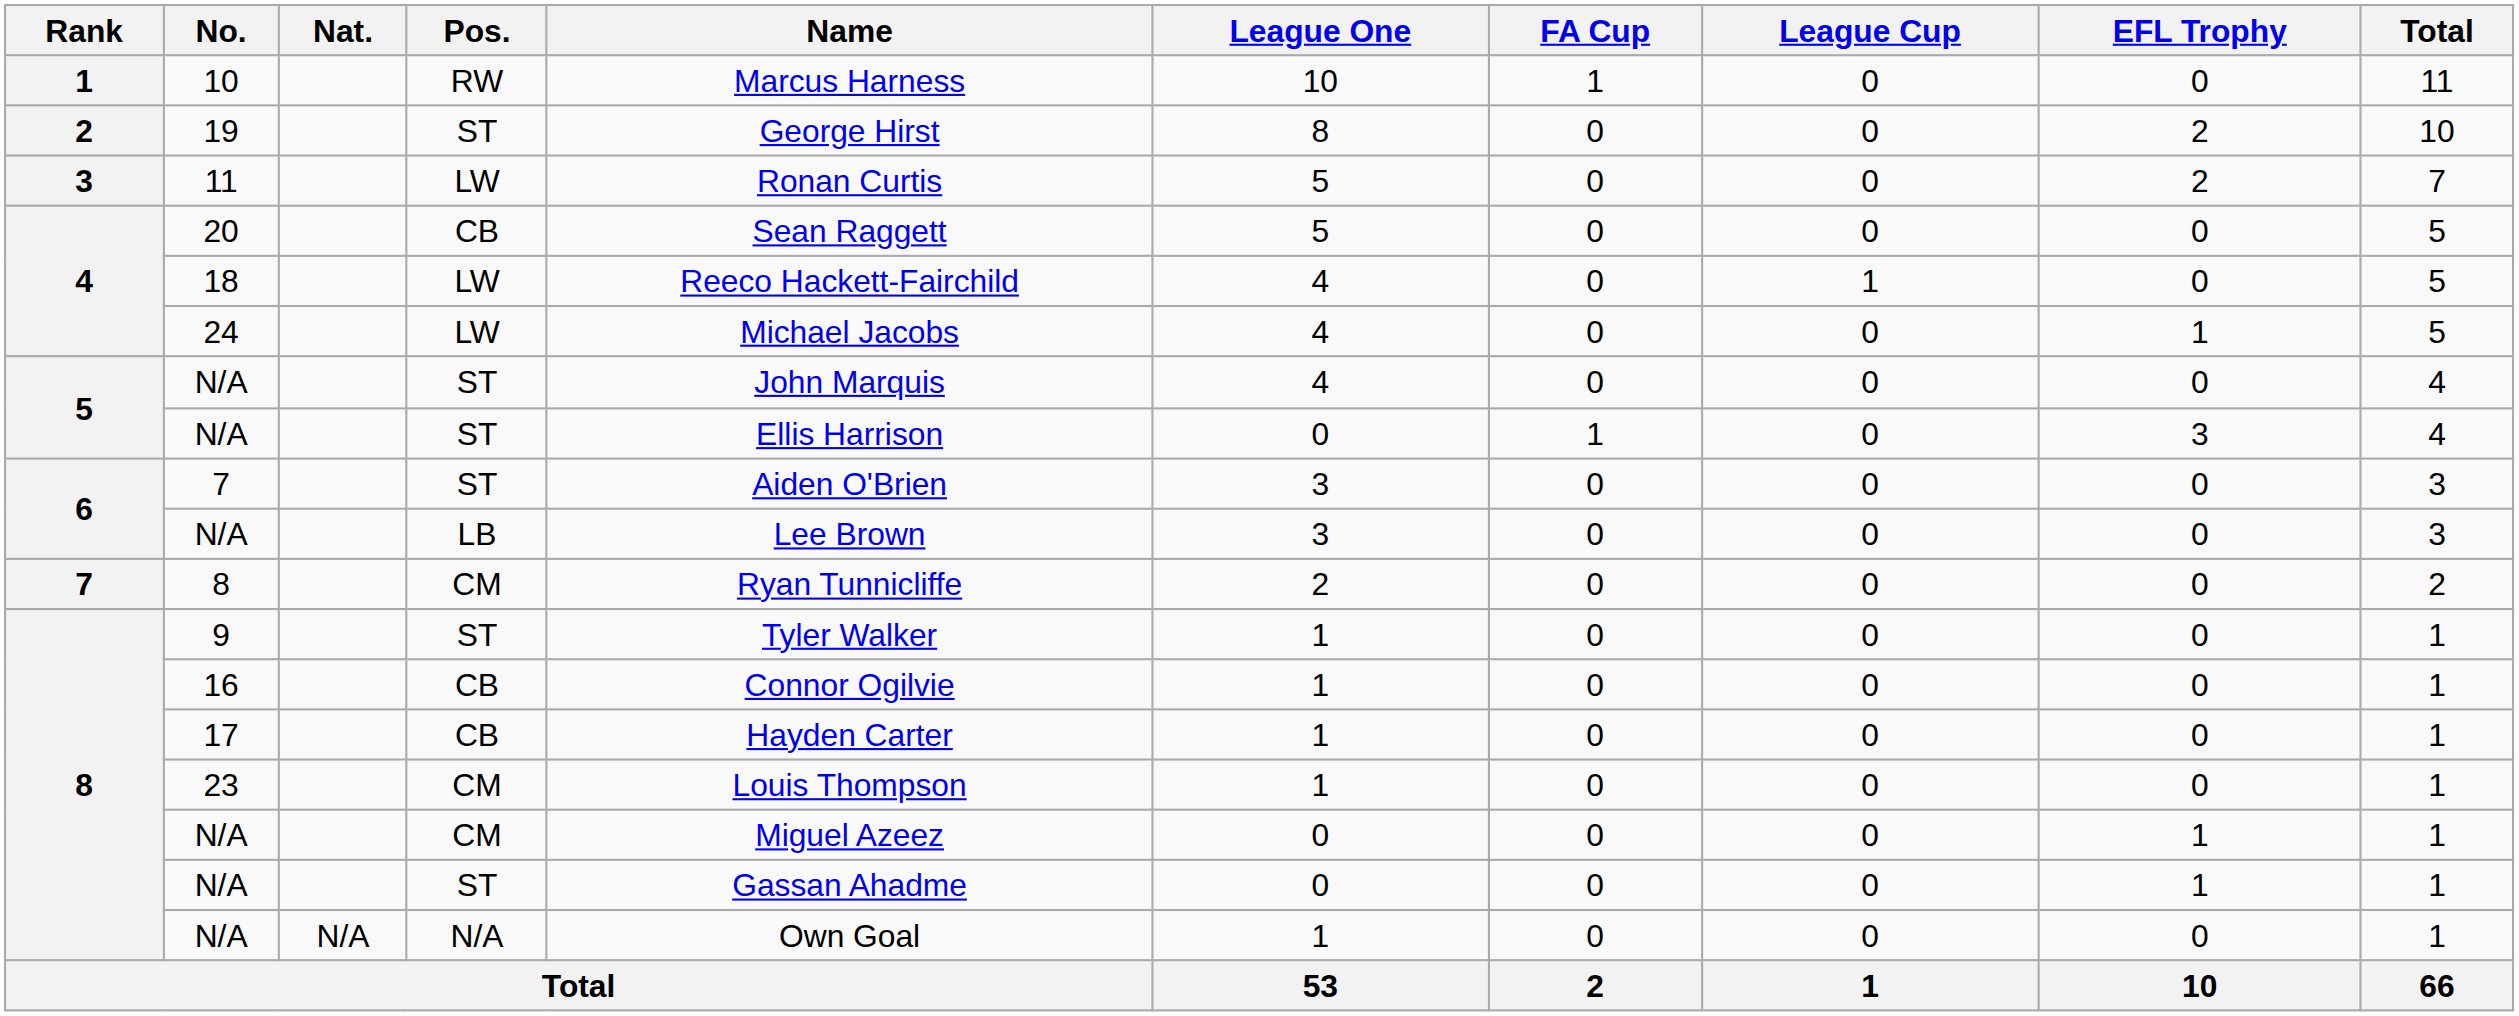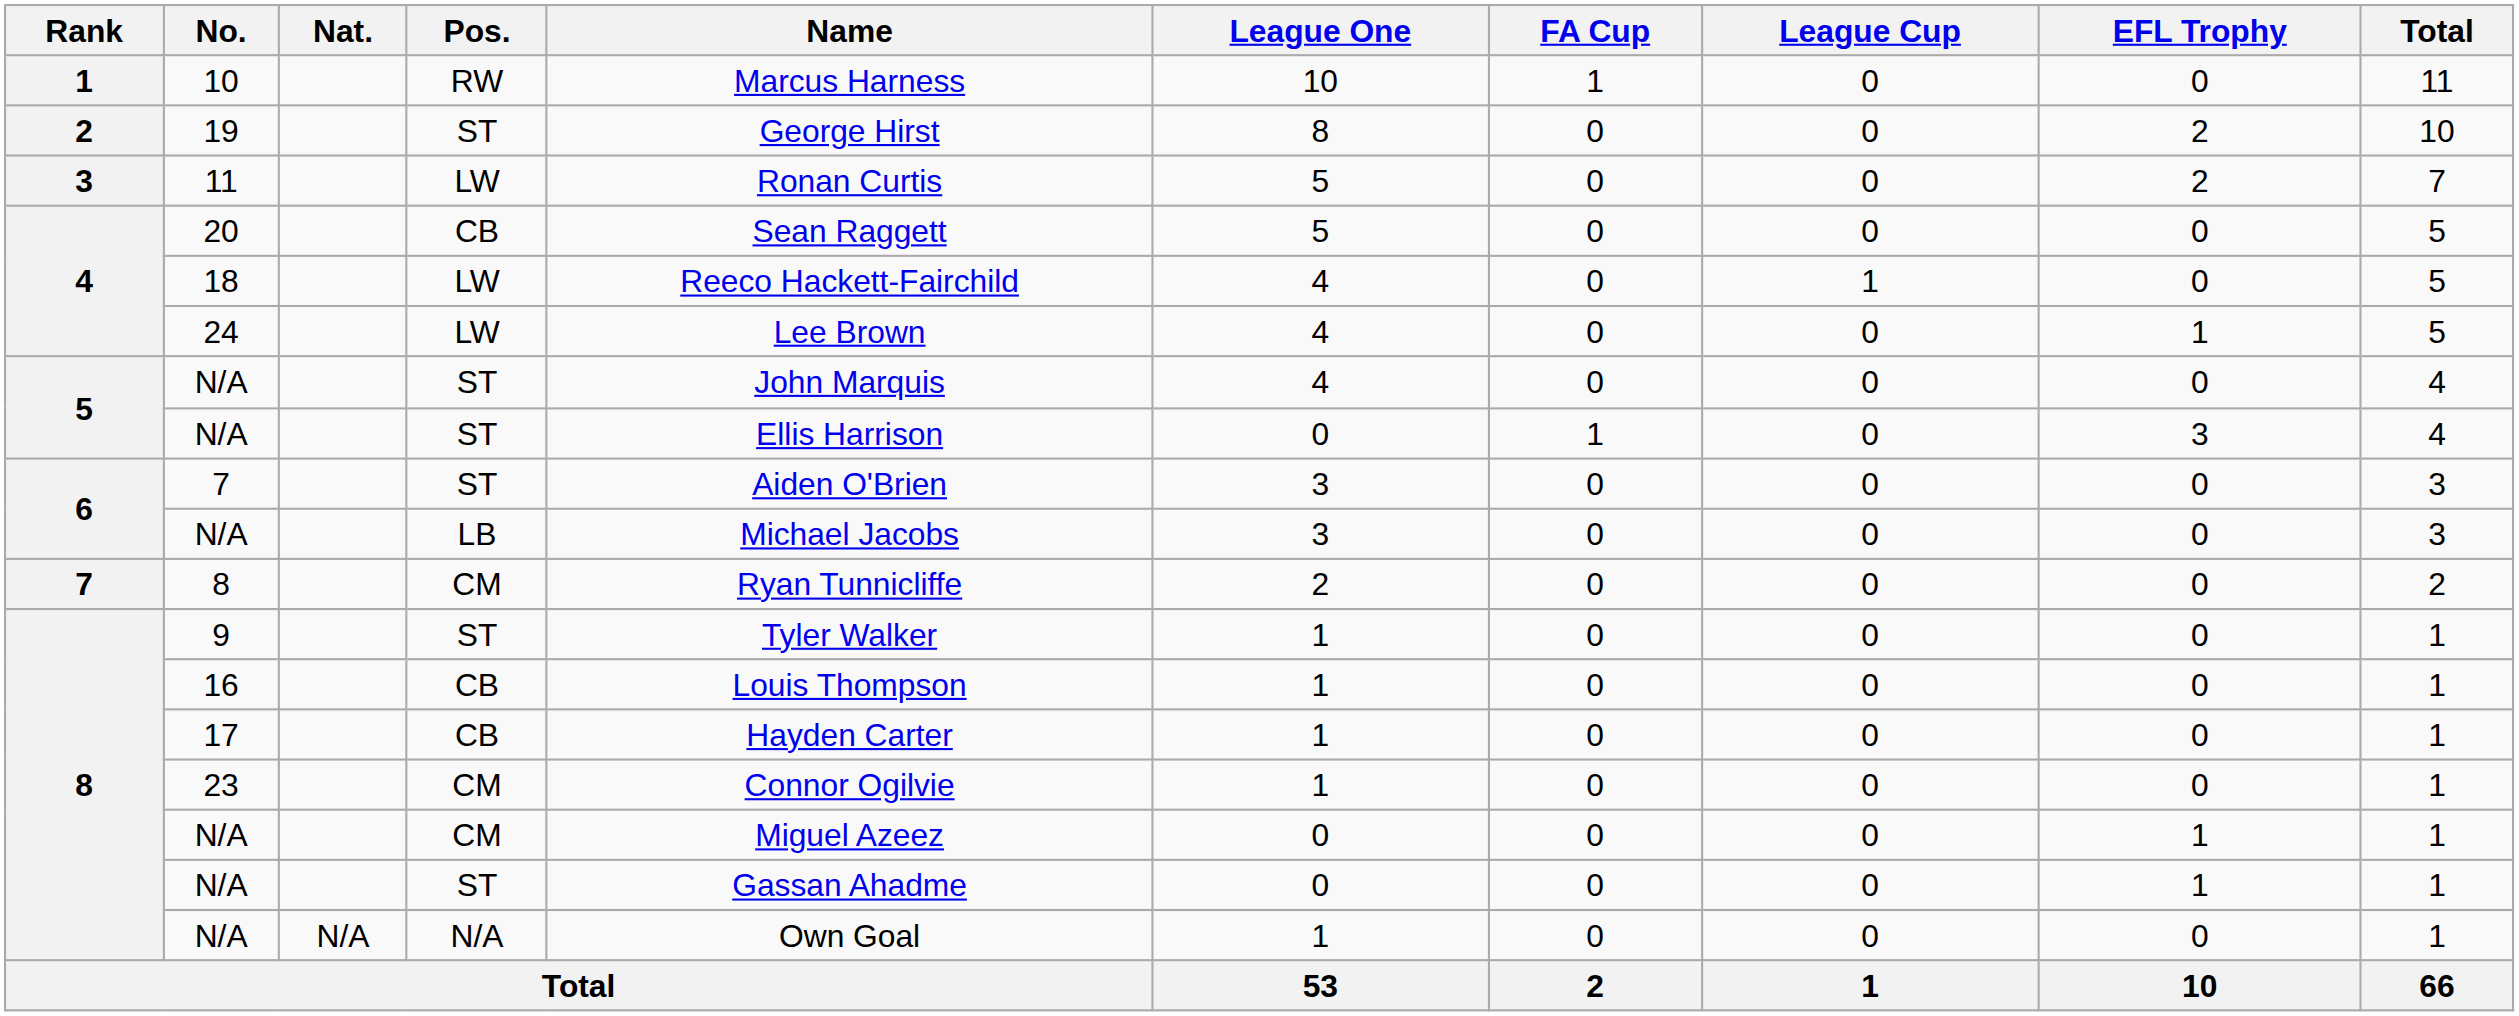(850, 332) Michael Jacobs -> (850, 332) Lee Brown
(850, 533) Lee Brown -> (850, 533) Michael Jacobs
(850, 684) Connor Ogilvie -> (850, 684) Louis Thompson
(850, 785) Louis Thompson -> (850, 785) Connor Ogilvie
